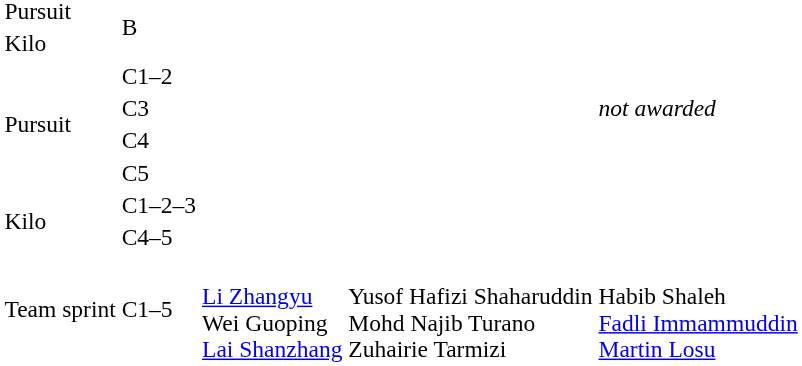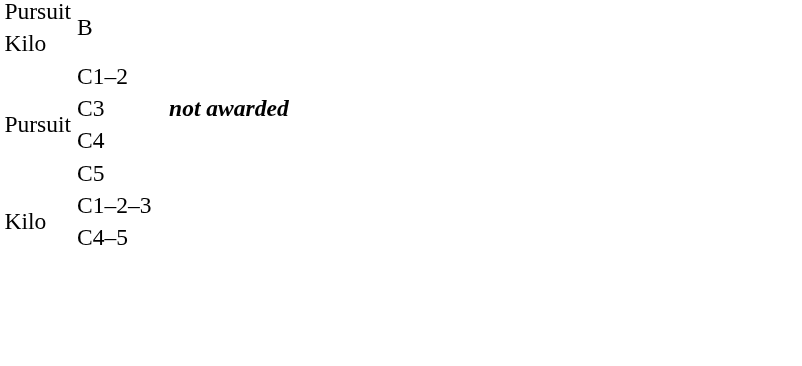(657, 108) normal -> (229, 108) bold
- row: (60, 309)
